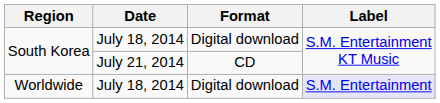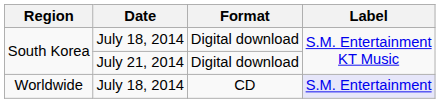(245, 62) CD -> (245, 62) Digital download
(245, 86) Digital download -> (245, 86) CD
